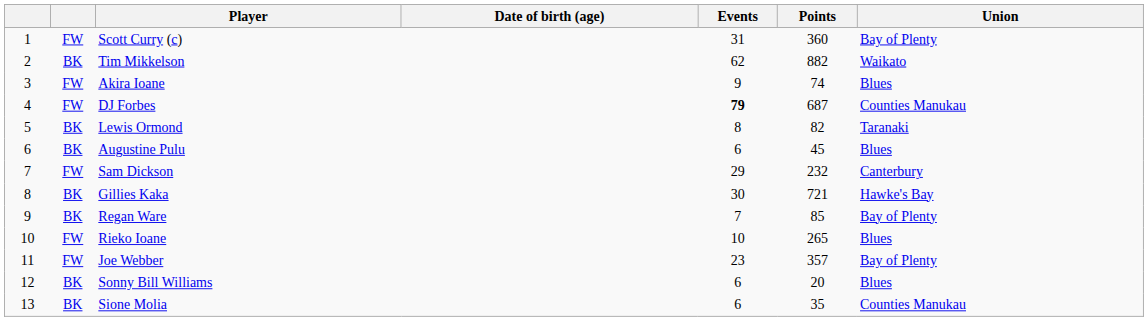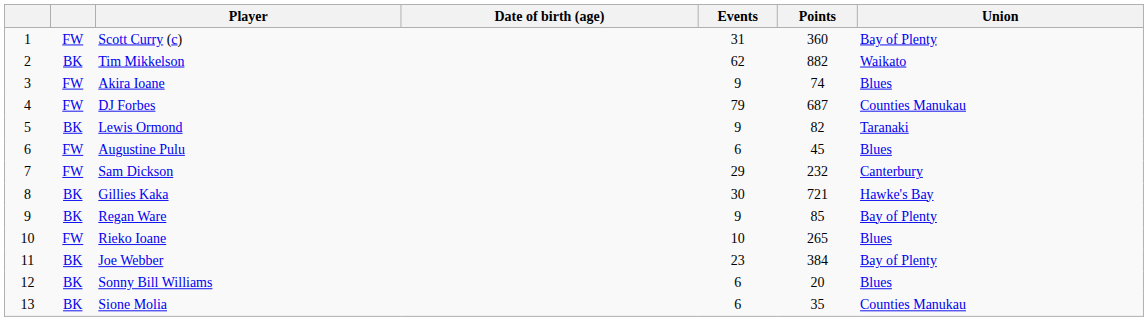(738, 105) bold -> (738, 105) normal
(738, 127) 8 -> (738, 127) 9
(73, 149) BK -> (73, 149) FW
(738, 216) 7 -> (738, 216) 9
(73, 260) FW -> (73, 260) BK
(817, 260) 357 -> (817, 260) 384
